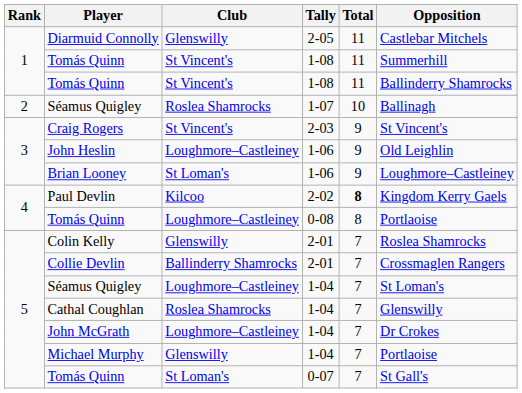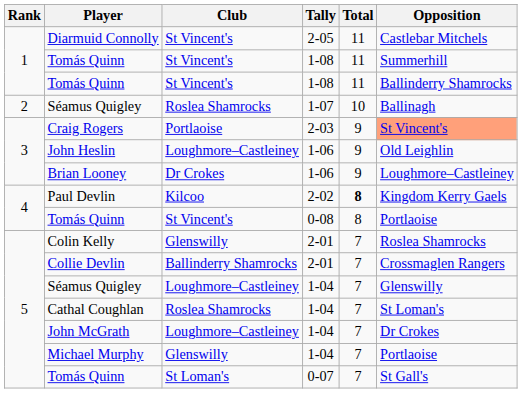(197, 38) Glenswilly -> (199, 38) St Vincent's
(199, 128) St Vincent's -> (194, 128) Portlaoise
(414, 128) no background -> (414, 128) lightsalmon background
(197, 173) St Loman's -> (195, 173) Dr Crokes
(232, 219) Loughmore–Castleiney -> (199, 219) St Vincent's
(412, 286) St Loman's -> (411, 286) Glenswilly
(411, 309) Glenswilly -> (412, 309) St Loman's
